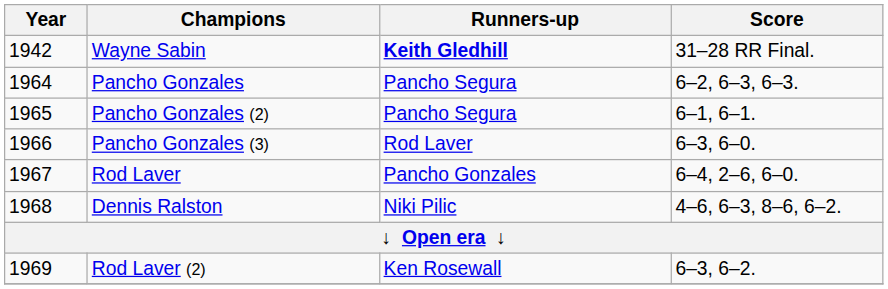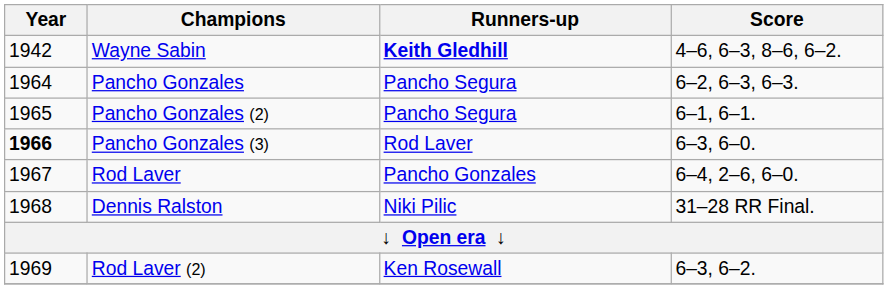(745, 50) 31–28 RR Final. -> (758, 50) 4–6, 6–3, 8–6, 6–2.
(31, 143) normal -> (31, 143) bold
(758, 206) 4–6, 6–3, 8–6, 6–2. -> (745, 206) 31–28 RR Final.
